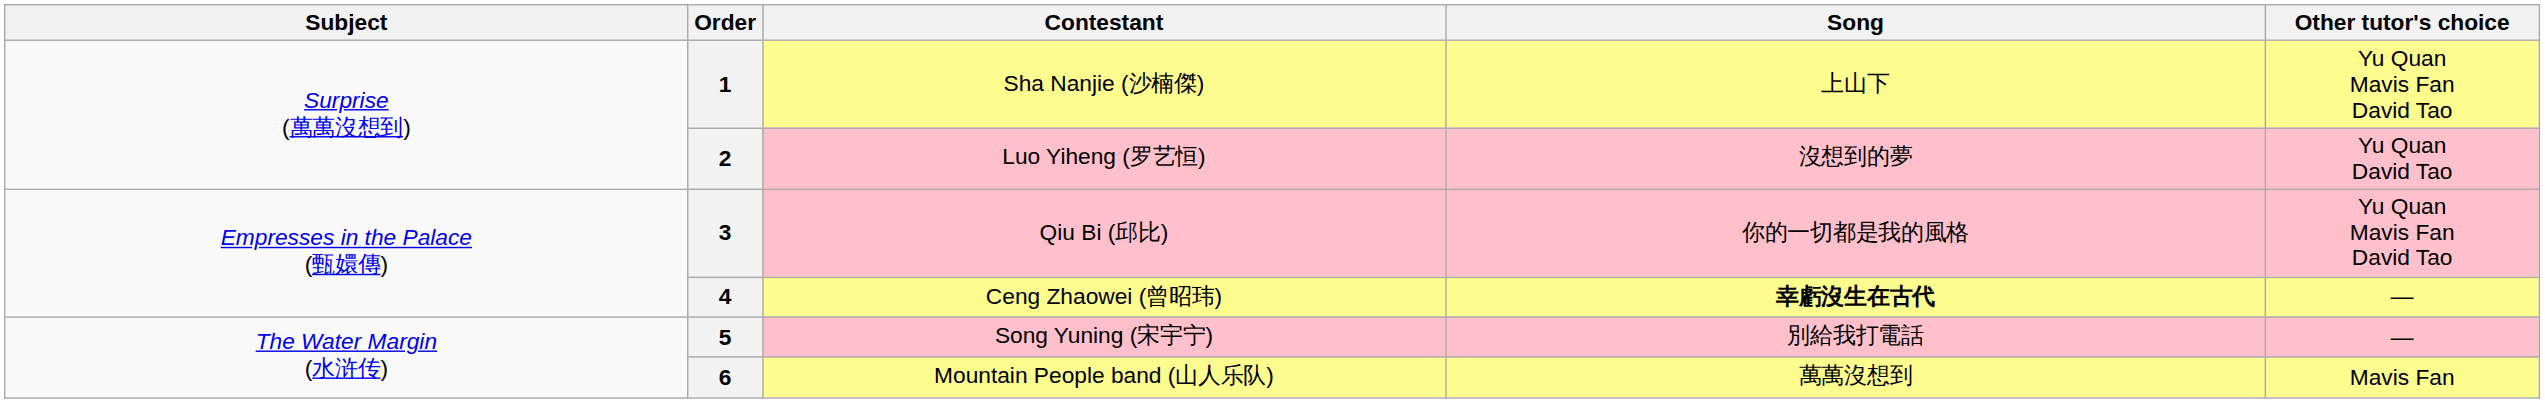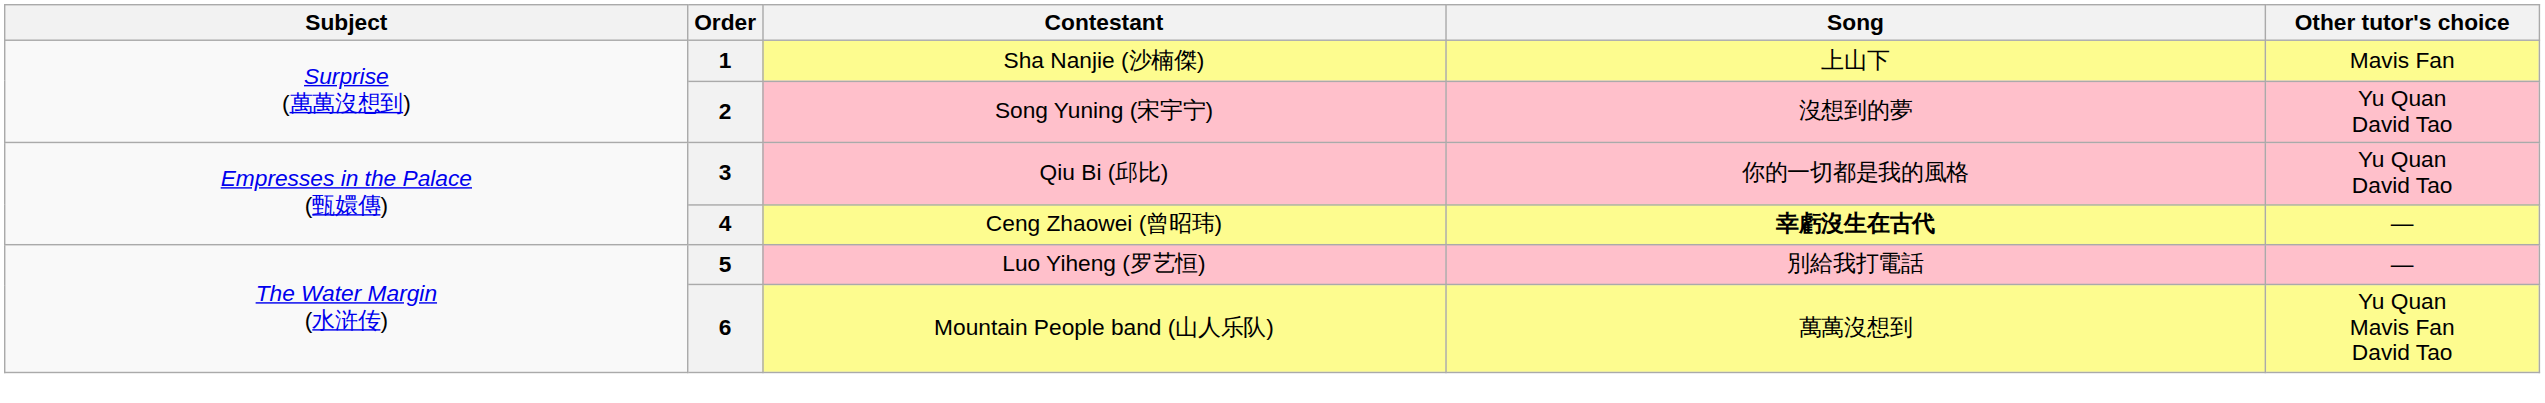(2402, 84) Yu Quan Mavis Fan David Tao -> (2402, 60) Mavis Fan
(1104, 157) Luo Yiheng (罗艺恒) -> (1104, 110) Song Yuning (宋宇宁)
(2402, 232) Yu Quan Mavis Fan David Tao -> (2402, 173) Yu Quan David Tao
(1104, 336) Song Yuning (宋宇宁) -> (1104, 263) Luo Yiheng (罗艺恒)
(2402, 377) Mavis Fan -> (2402, 328) Yu Quan Mavis Fan David Tao
